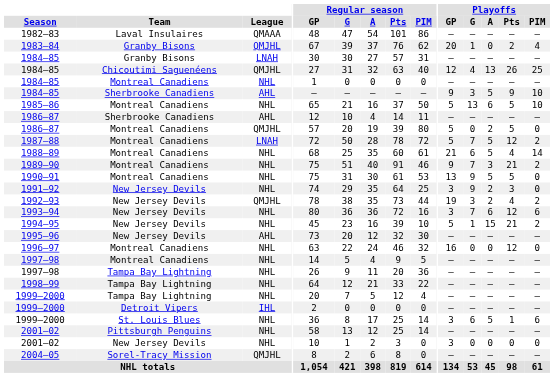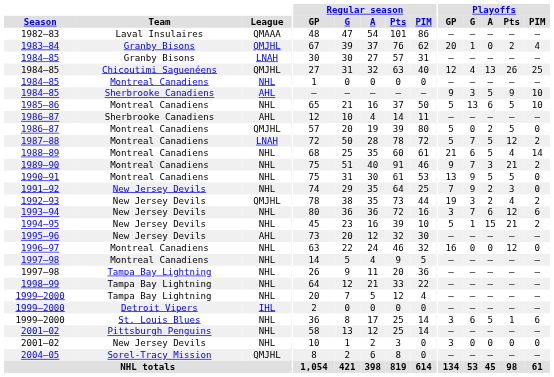(451, 188) 3 -> (451, 188) 7
